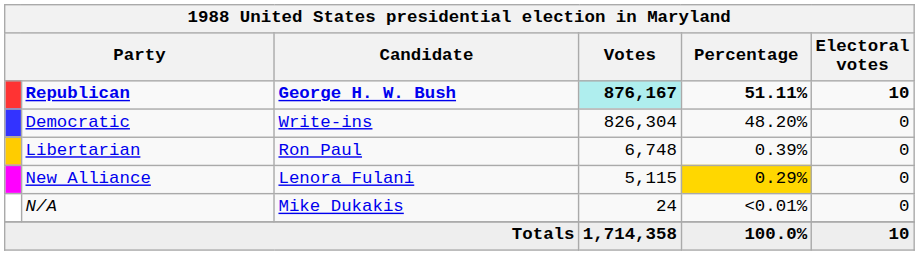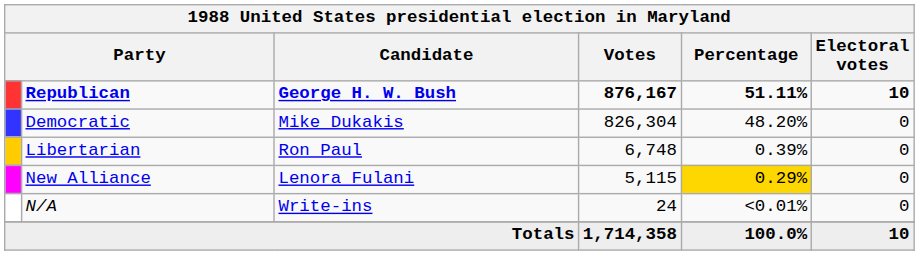(640, 95) paleturquoise background -> (640, 95) no background
(325, 123) Write-ins -> (341, 123) Mike Dukakis
(341, 208) Mike Dukakis -> (325, 208) Write-ins
